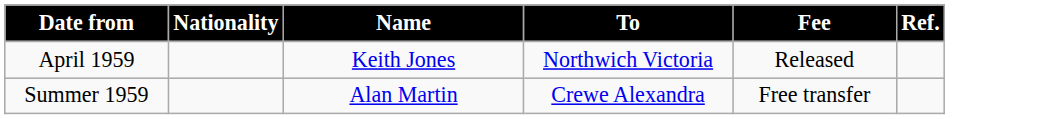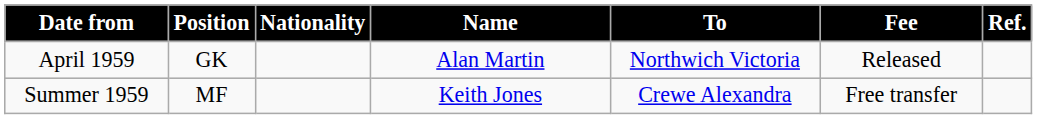+ column: (211, 23)
(404, 59) Keith Jones -> (490, 59) Alan Martin
(404, 95) Alan Martin -> (490, 95) Keith Jones
